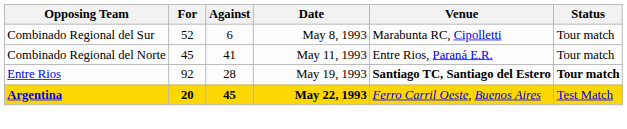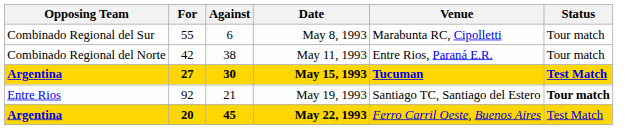(187, 34) 52 -> (187, 34) 55
(187, 54) 45 -> (187, 54) 42
(230, 54) 41 -> (230, 54) 38
+ row: (331, 74)
(230, 74) 28 -> (230, 94) 21
(462, 74) bold -> (457, 94) normal
